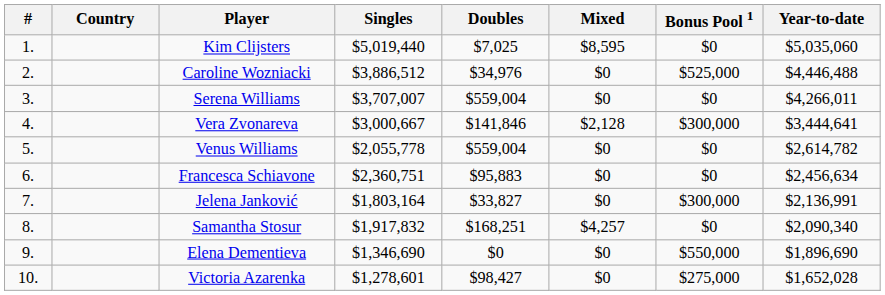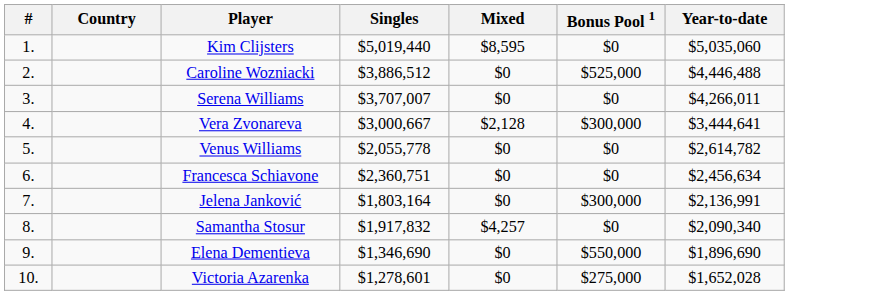- column: (496, 19)
